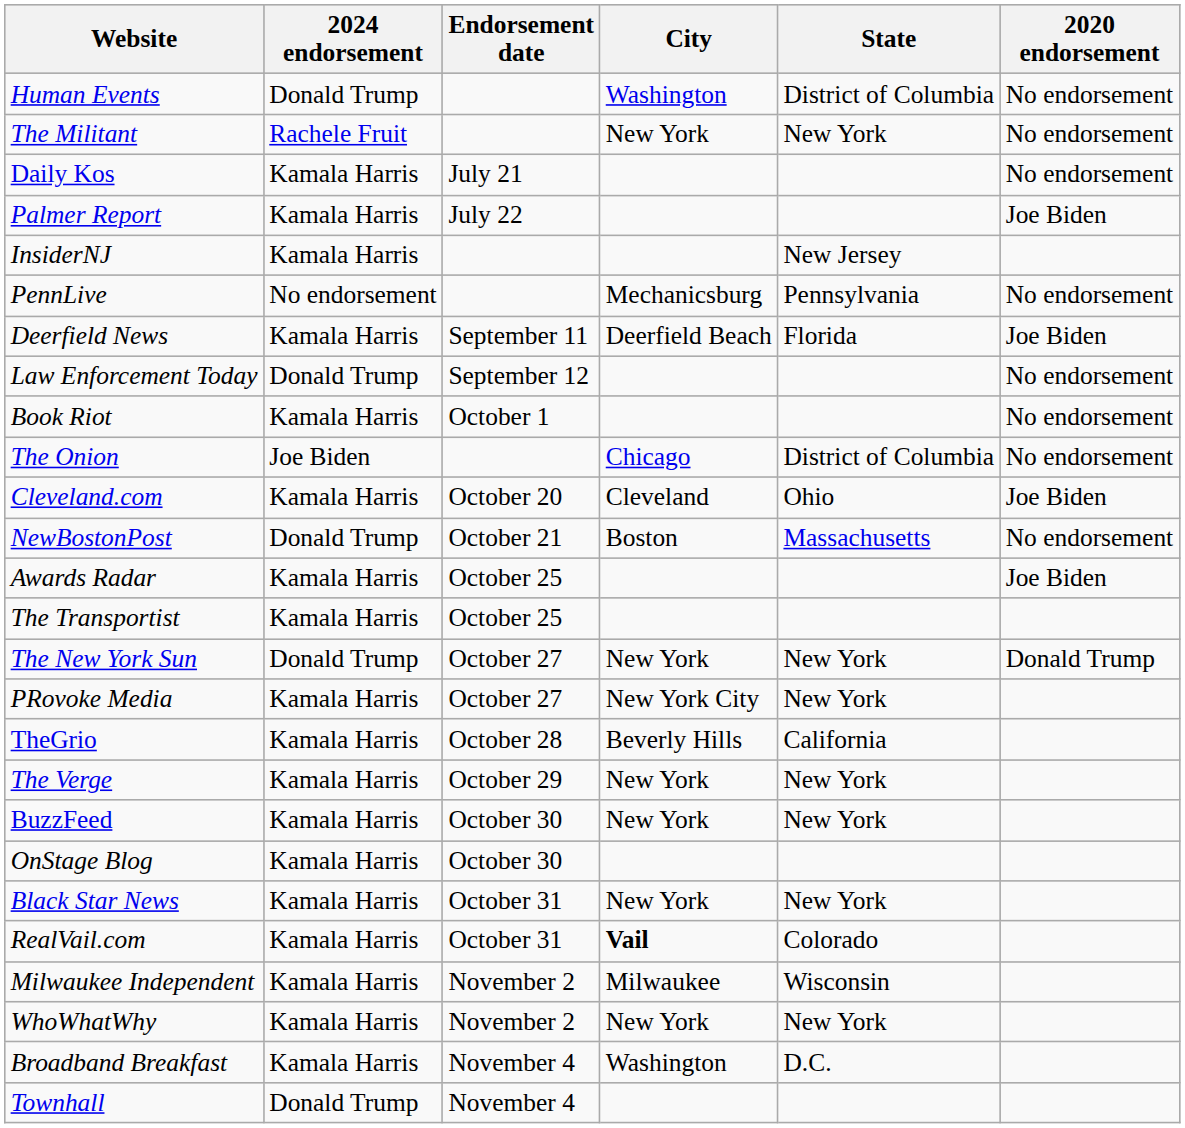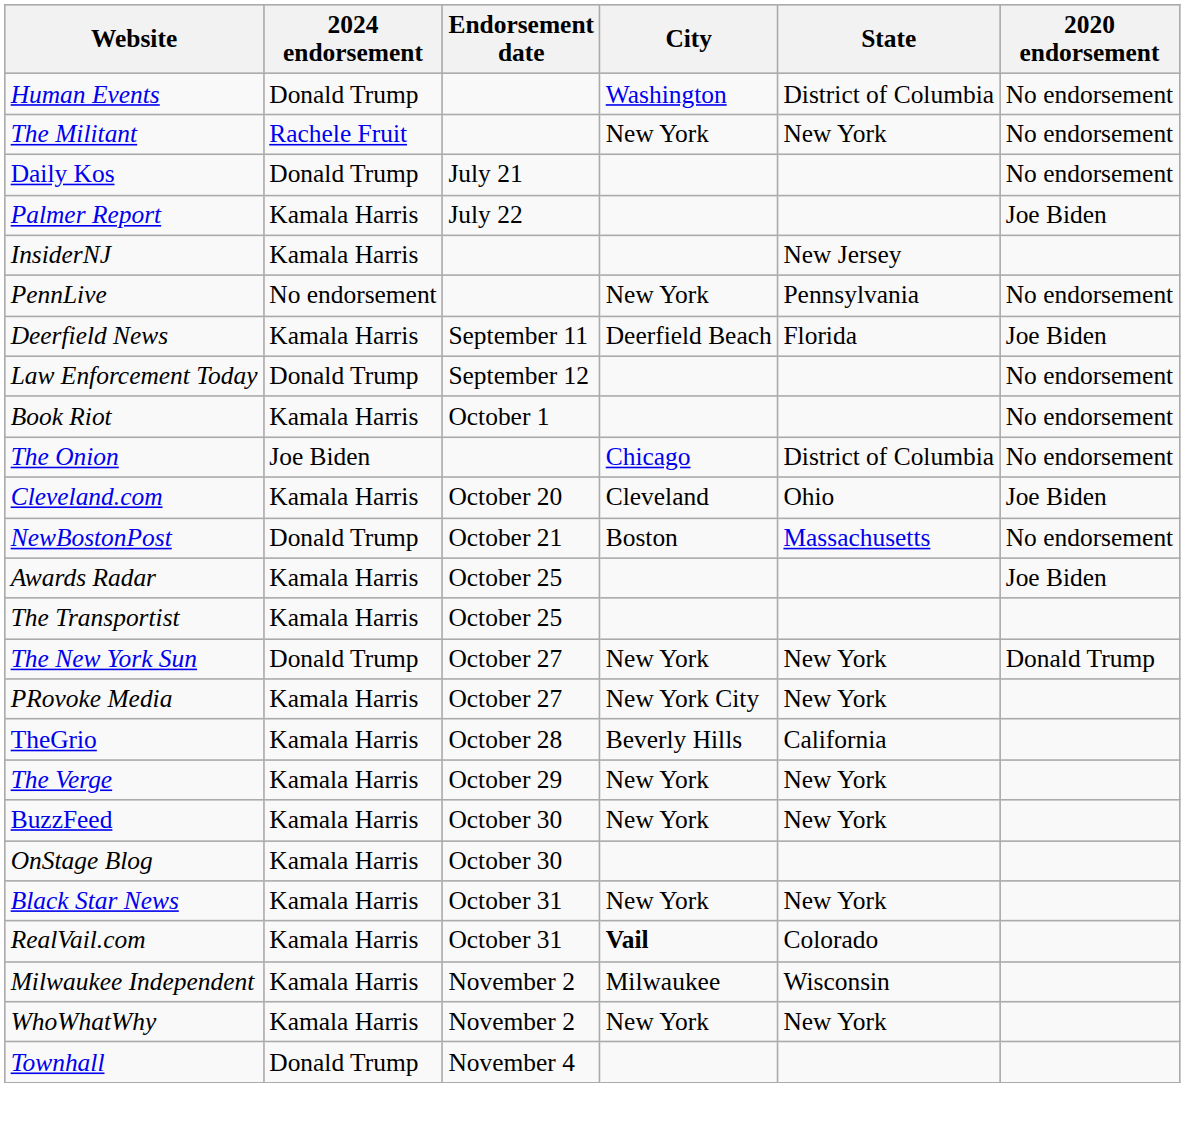(344, 174) Kamala Harris -> (344, 174) Donald Trump
(684, 295) Mechanicsburg -> (657, 295) New York
- row: (119, 1061)
